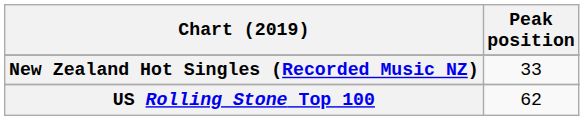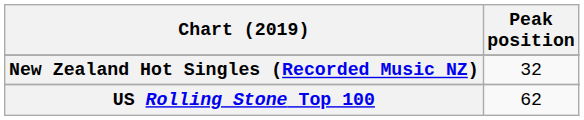(531, 70) 33 -> (531, 70) 32
